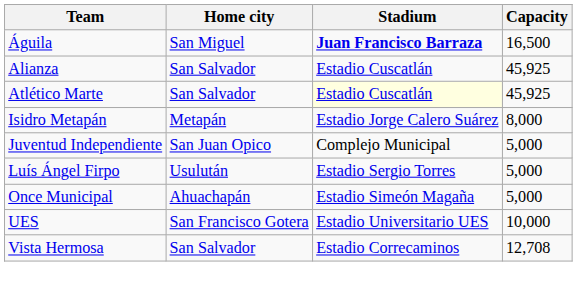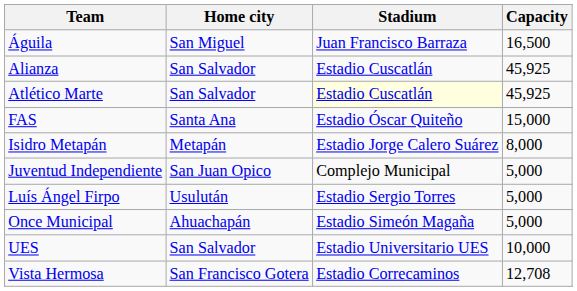(399, 42) bold -> (392, 42) normal
+ row: (22, 119)
(239, 222) San Francisco Gotera -> (212, 247) San Salvador
(212, 247) San Salvador -> (239, 273) San Francisco Gotera
